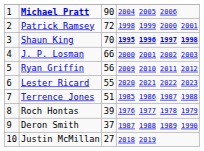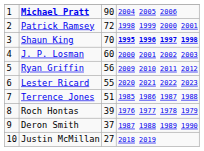(109, 54) 66 -> (109, 54) 60
